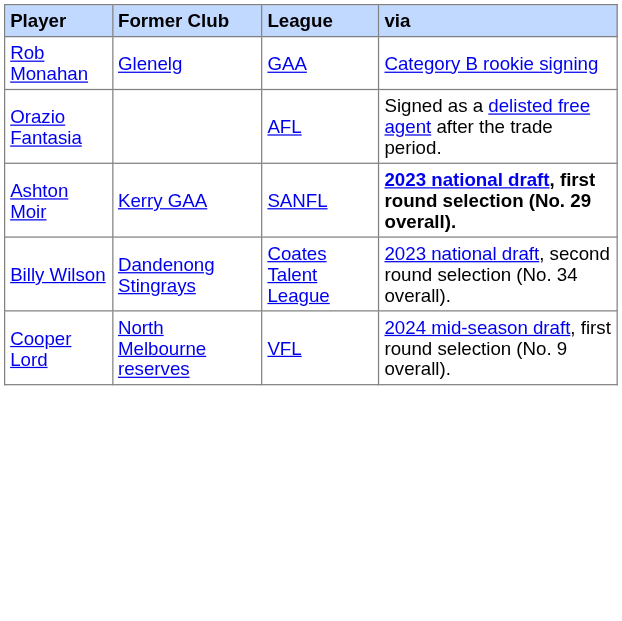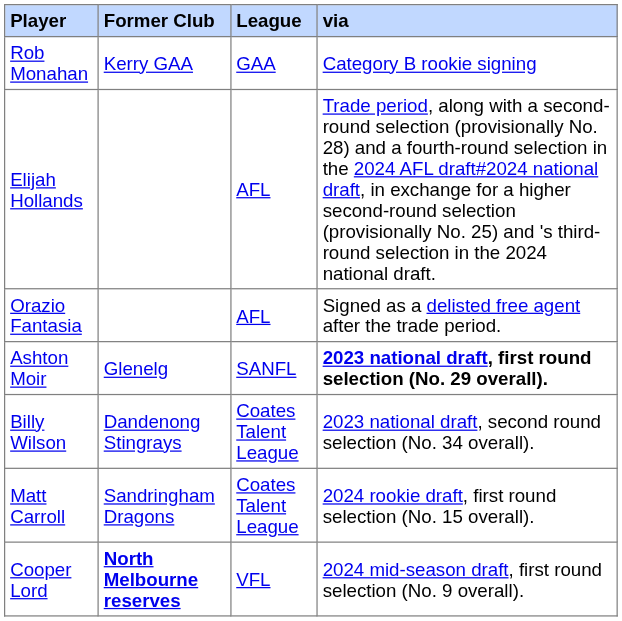(150, 63) Glenelg -> (148, 63) Kerry GAA
+ row: (47, 189)
(163, 200) Kerry GAA -> (136, 368) Glenelg
+ row: (38, 505)
(162, 348) normal -> (151, 579) bold
